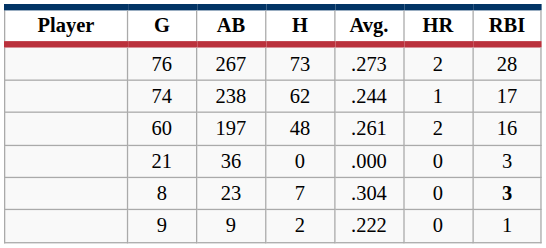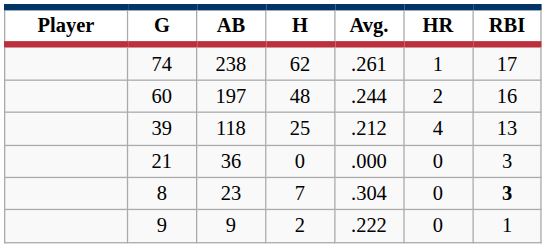- row: (162, 63)
(369, 95) .244 -> (369, 63) .261
(369, 128) .261 -> (369, 95) .244
+ row: (162, 128)
